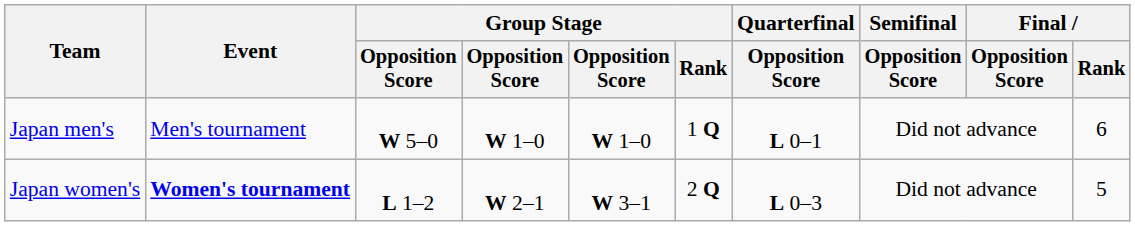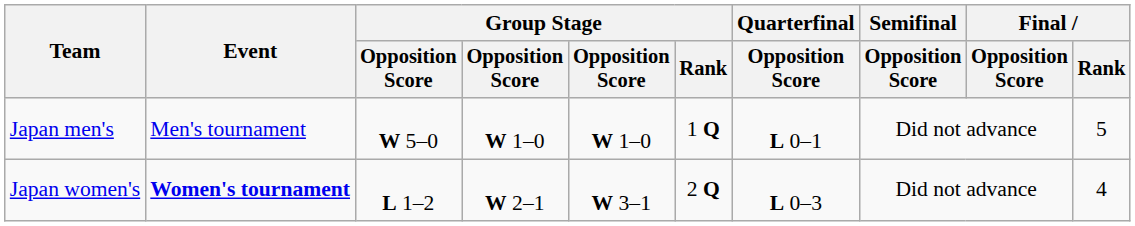(1101, 128) 6 -> (1101, 128) 5
(1101, 189) 5 -> (1101, 189) 4
